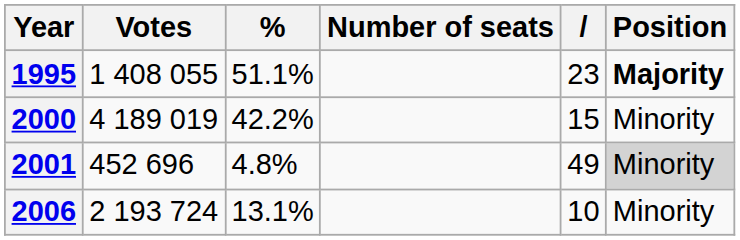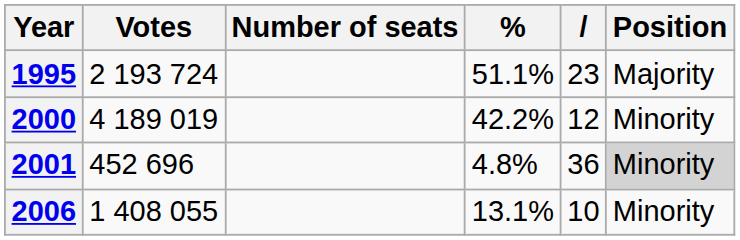columns swapped: (273, 27) <-> (440, 27)
(154, 73) 1 408 055 -> (154, 73) 2 193 724
(668, 73) bold -> (664, 73) normal
(583, 119) 15 -> (583, 119) 12
(583, 165) 49 -> (583, 165) 36
(154, 211) 2 193 724 -> (154, 211) 1 408 055
